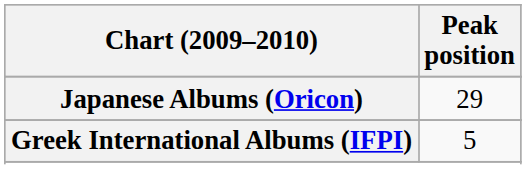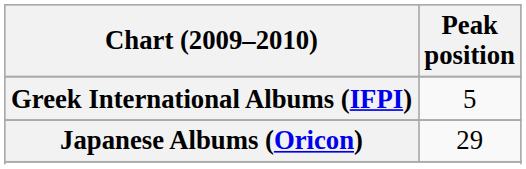rows swapped: (212, 140) <-> (212, 98)
